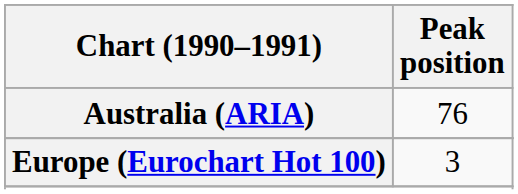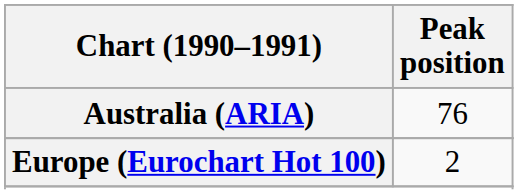(452, 161) 3 -> (452, 161) 2
